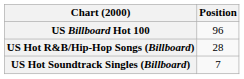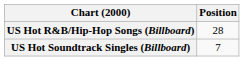- row: (101, 30)
